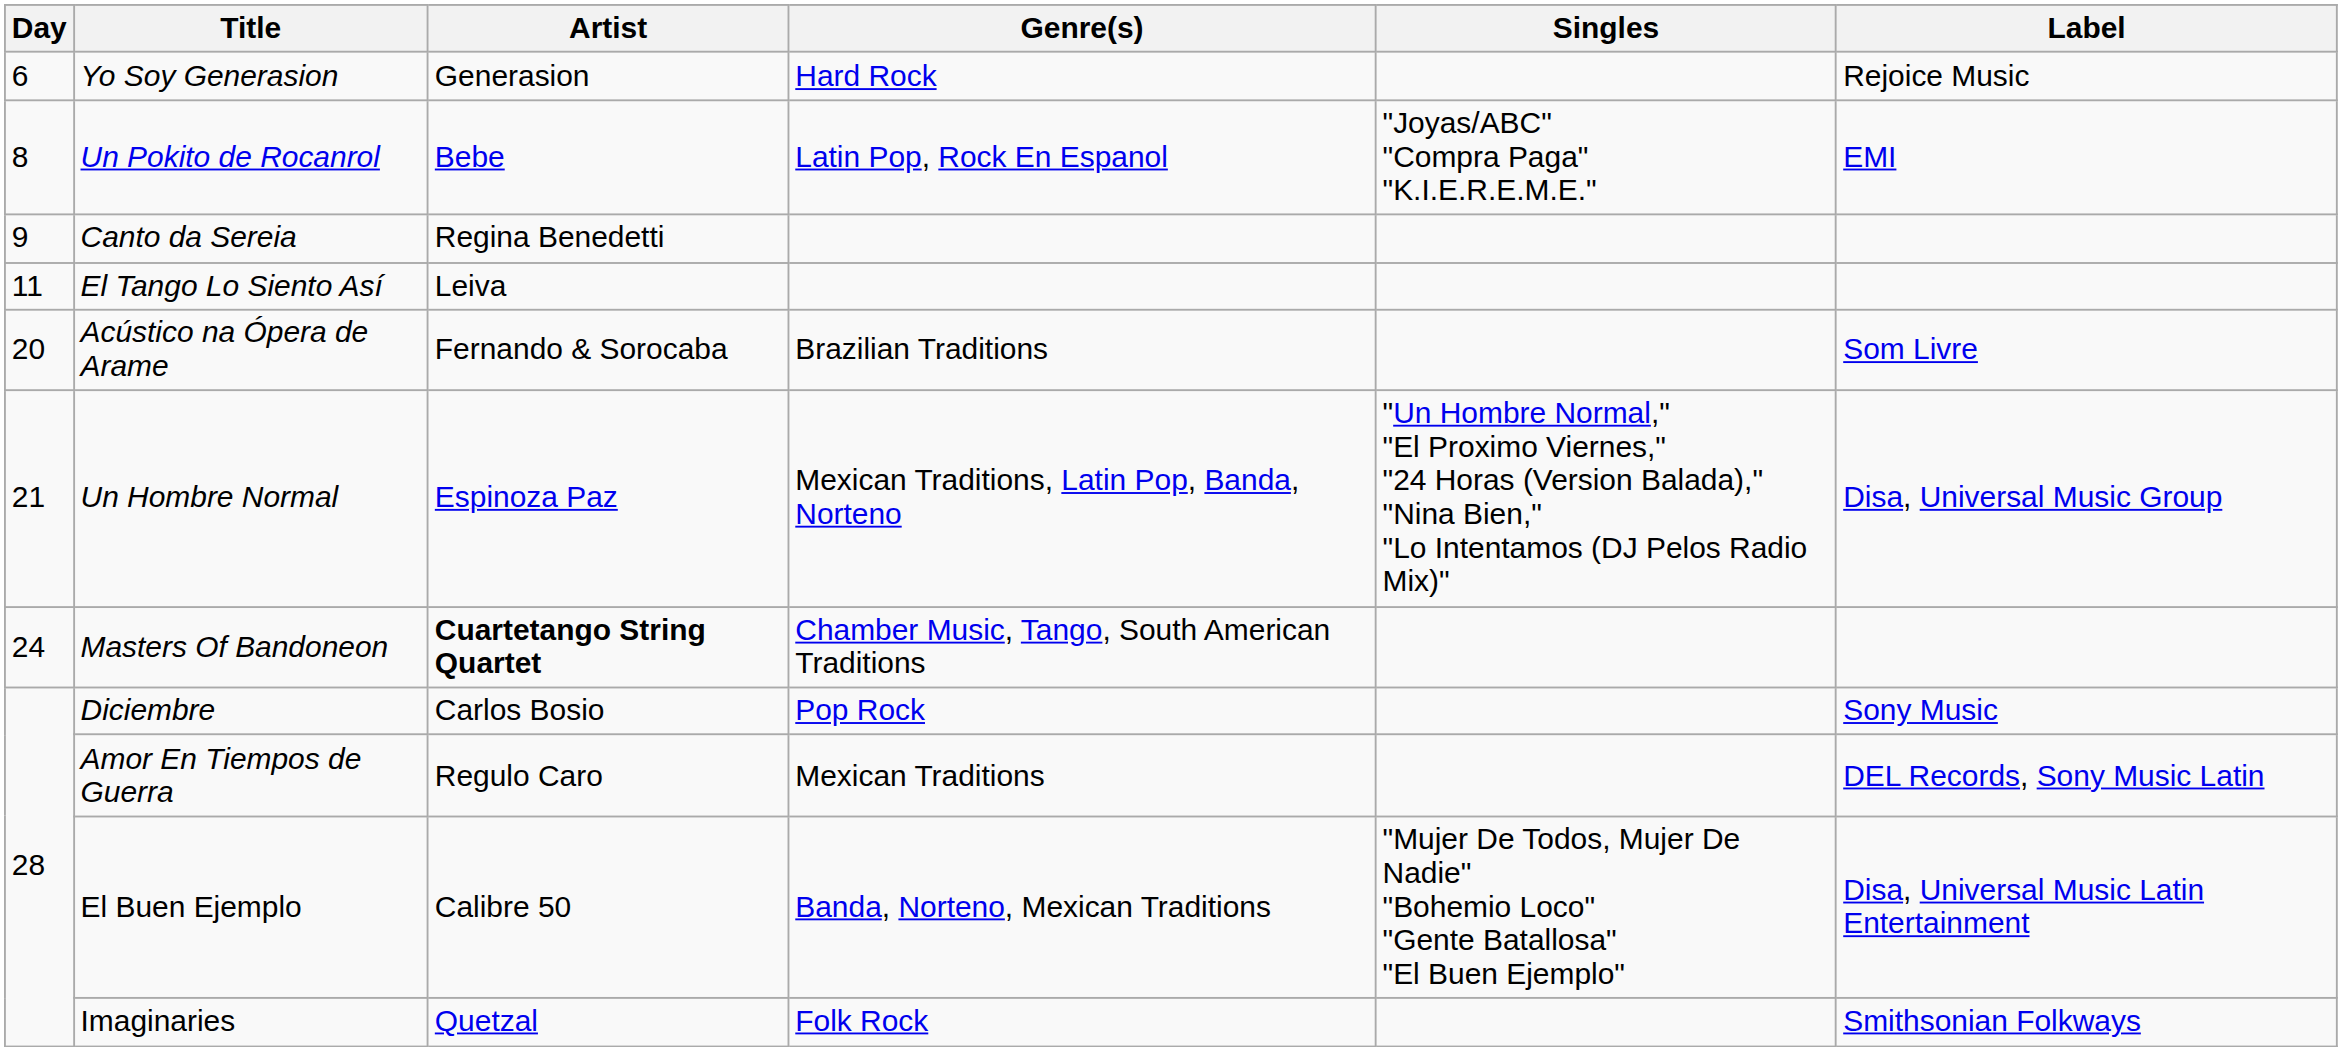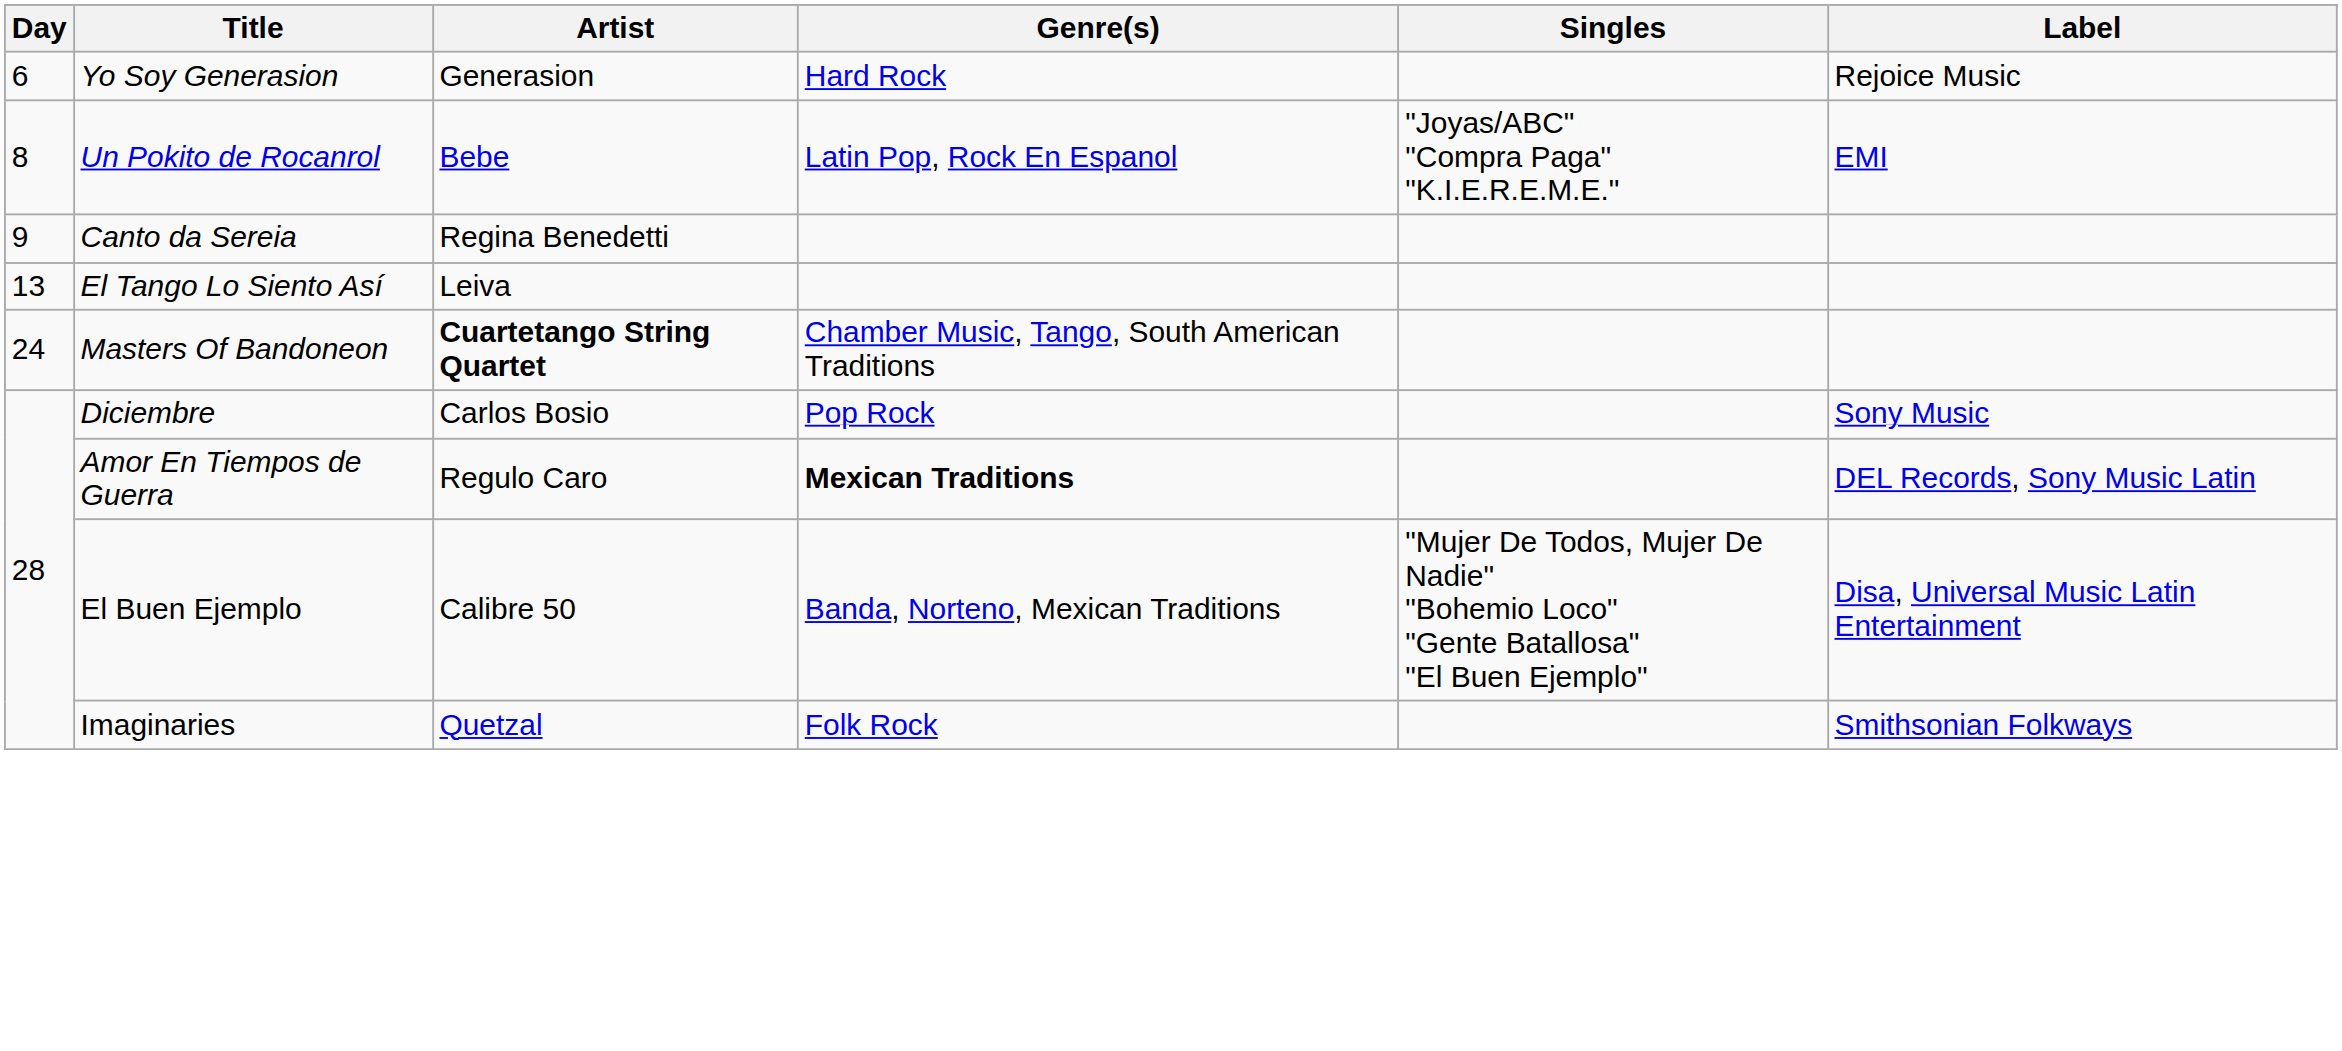(27, 285) 11 -> (28, 285) 13
- row: (224, 349)
- row: (209, 498)
(920, 775) normal -> (939, 478) bold
